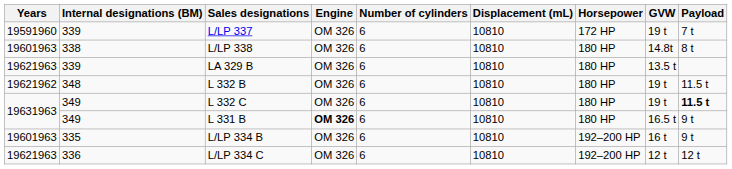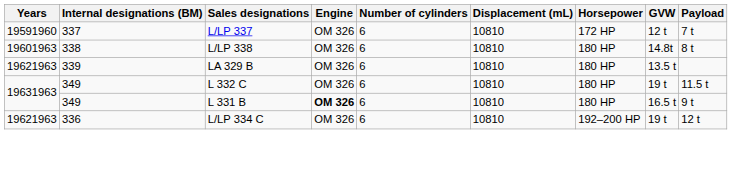(71, 31) 339 -> (71, 31) 337
(657, 31) 19 t -> (657, 31) 12 t
- row: (227, 84)
(695, 102) bold -> (695, 84) normal
- row: (235, 137)
(657, 155) 12 t -> (657, 119) 19 t
